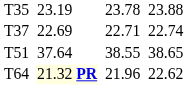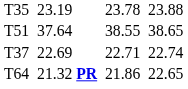rows swapped: (17, 31) <-> (17, 52)
(67, 74) lightyellow background -> (67, 74) no background
(123, 74) 21.96 -> (123, 74) 21.86
(166, 74) 22.62 -> (166, 74) 22.65
